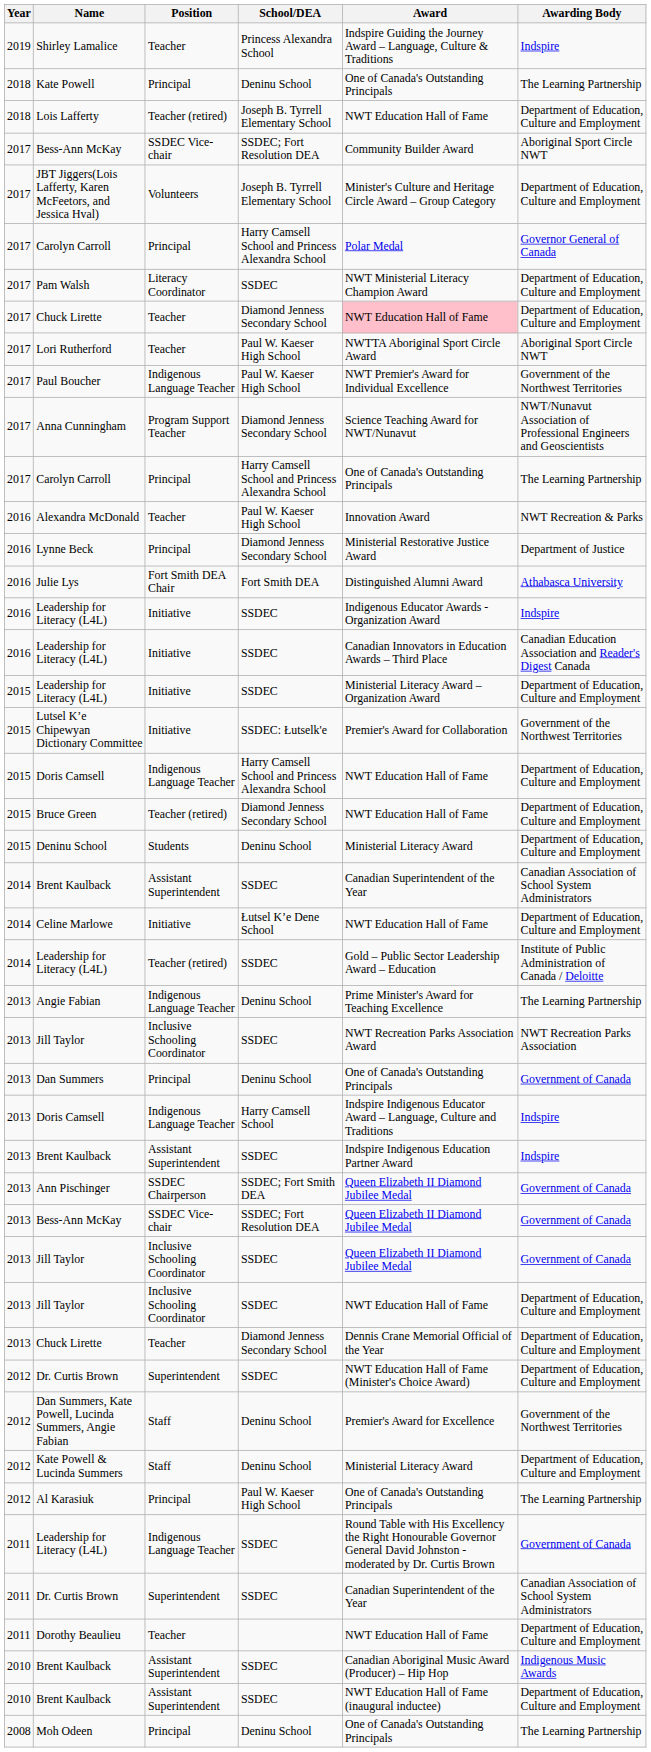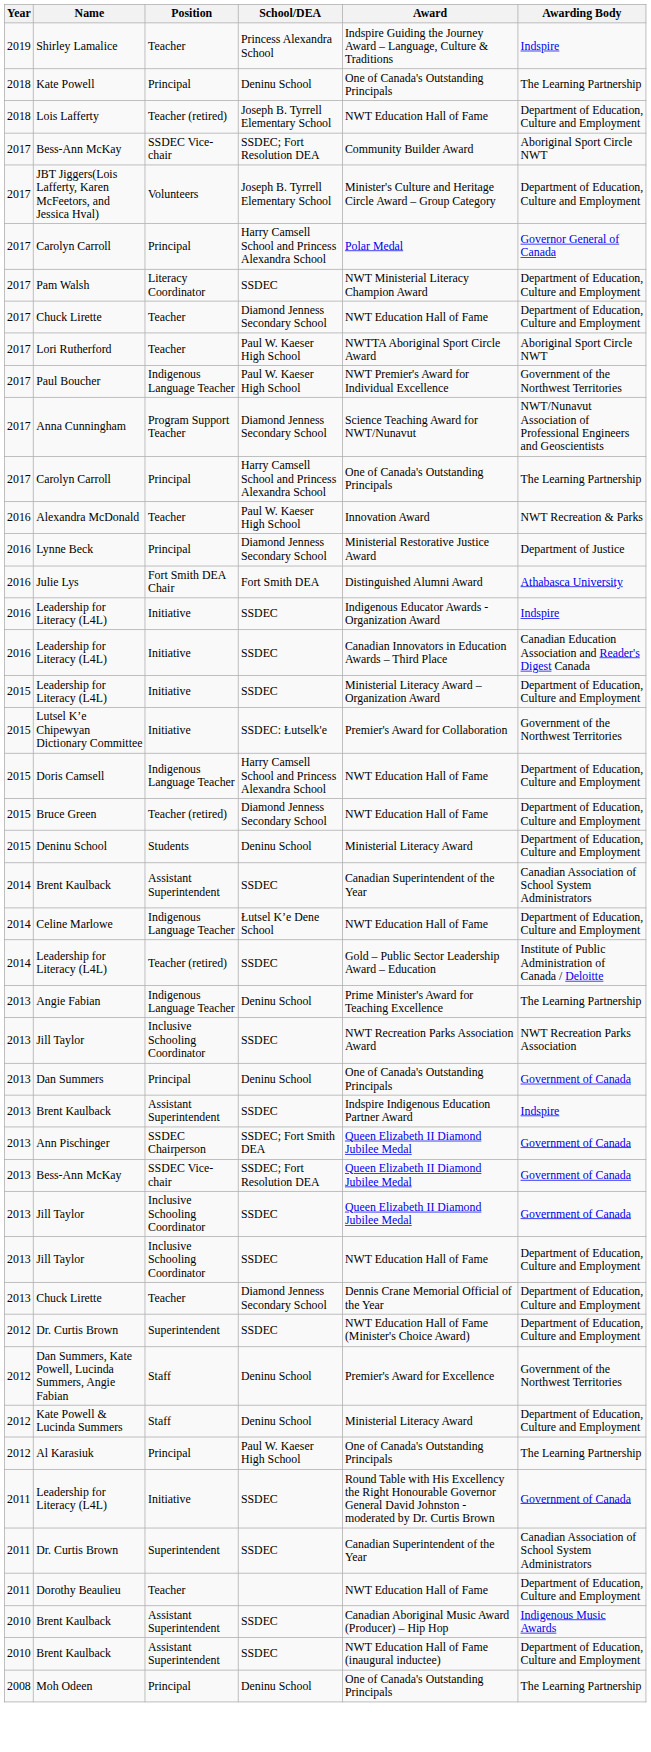(417, 317) pink background -> (417, 317) no background
(169, 924) Initiative -> (191, 924) Indigenous Language Teacher
- row: (19, 1117)
(191, 1544) Indigenous Language Teacher -> (169, 1498) Initiative
